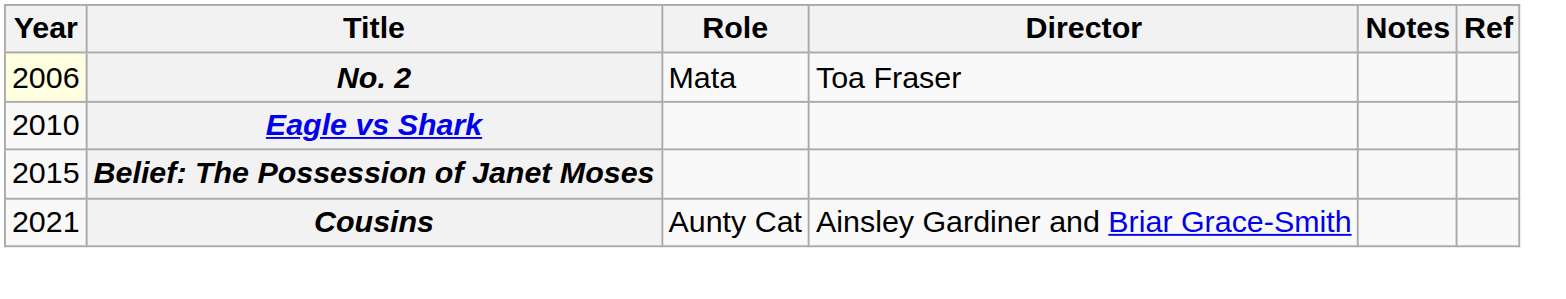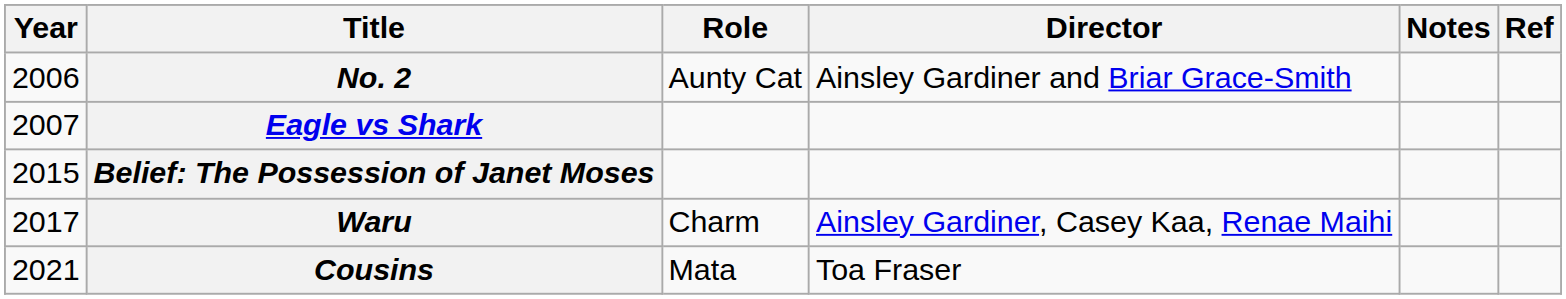(46, 76) lightyellow background -> (46, 76) no background
(702, 76) Mata -> (735, 76) Aunty Cat
(889, 76) Toa Fraser -> (1084, 76) Ainsley Gardiner and Briar Grace-Smith
(46, 125) 2010 -> (46, 125) 2007
+ row: (374, 221)
(735, 221) Aunty Cat -> (702, 269) Mata
(1084, 221) Ainsley Gardiner and Briar Grace-Smith -> (889, 269) Toa Fraser
